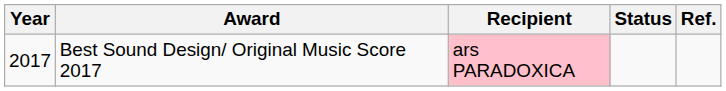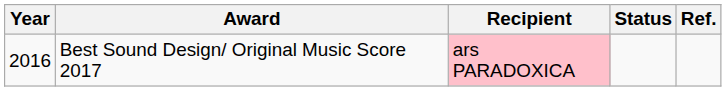(30, 60) 2017 -> (30, 60) 2016
